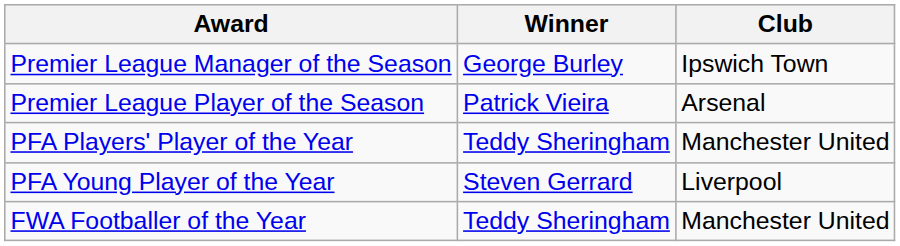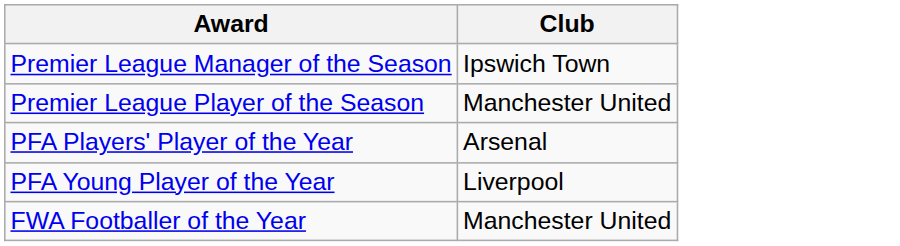- column: (566, 24)
(723, 102) Arsenal -> (567, 102) Manchester United
(785, 142) Manchester United -> (505, 142) Arsenal
